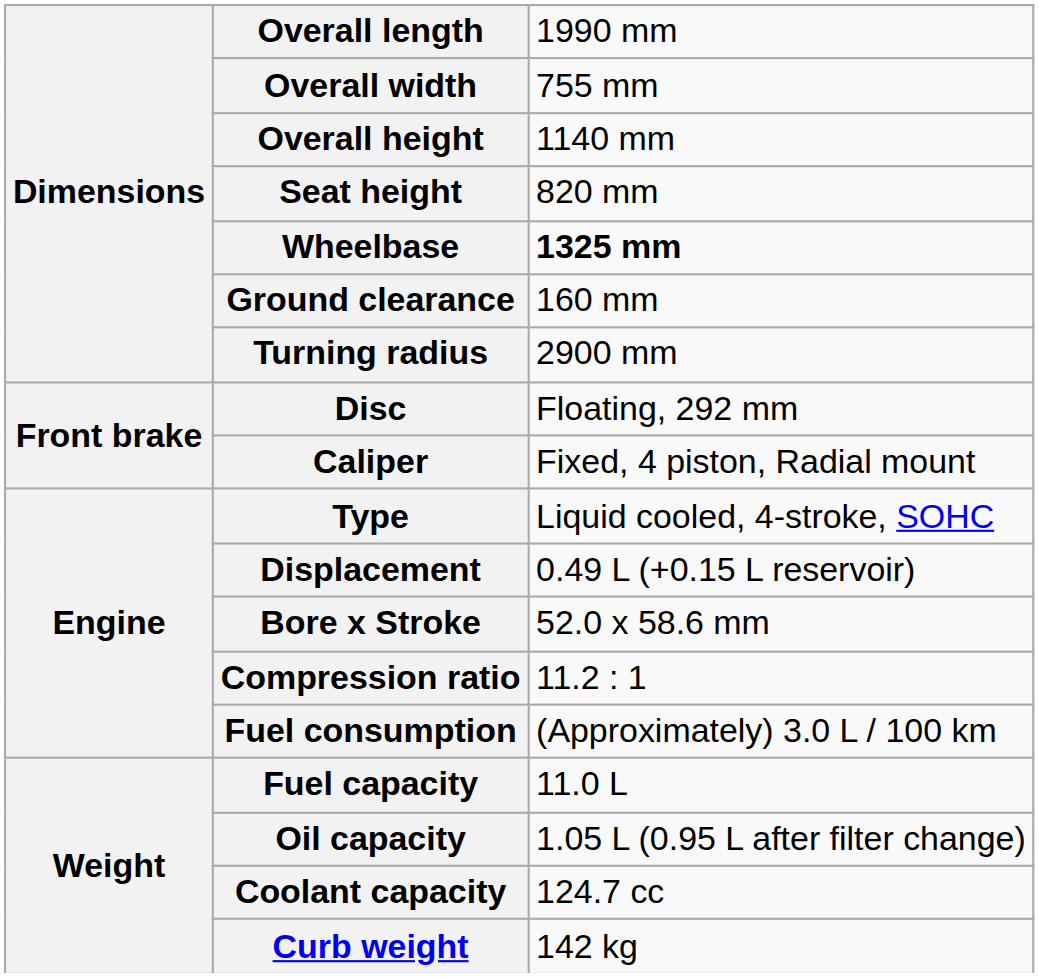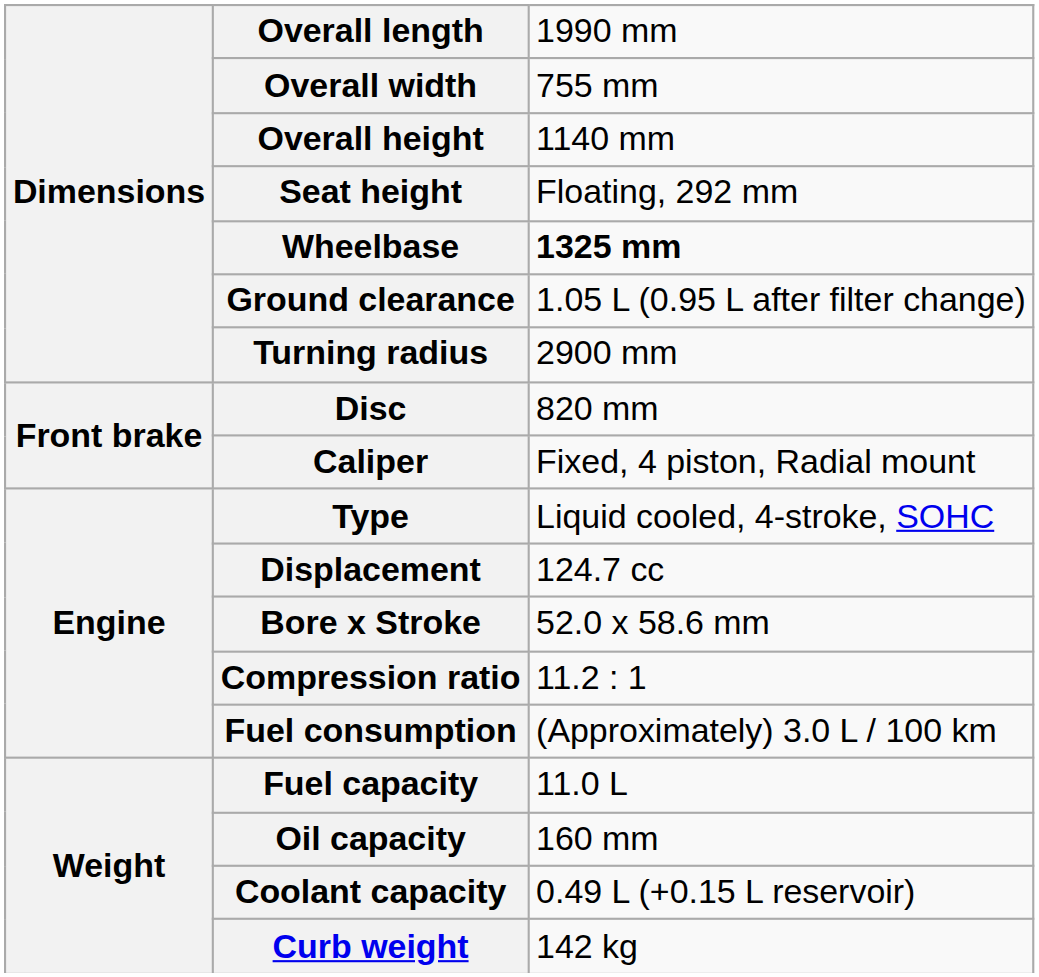(597, 192) 820 mm -> (667, 192) Floating, 292 mm
(597, 300) 160 mm -> (781, 300) 1.05 L (0.95 L after filter change)
(667, 407) Floating, 292 mm -> (597, 407) 820 mm
(726, 569) 0.49 L (+0.15 L reservoir) -> (600, 569) 124.7 cc
(781, 838) 1.05 L (0.95 L after filter change) -> (597, 838) 160 mm
(600, 892) 124.7 cc -> (726, 892) 0.49 L (+0.15 L reservoir)
